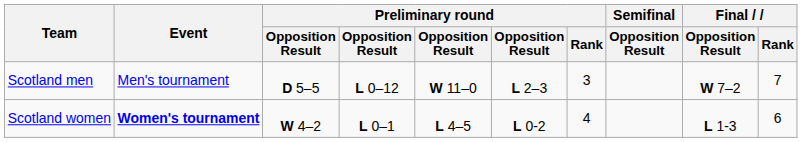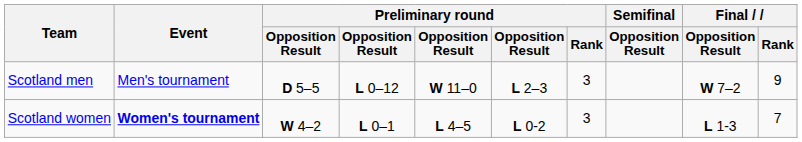(778, 81) 7 -> (778, 81) 9
(587, 119) 4 -> (587, 119) 3
(778, 119) 6 -> (778, 119) 7
